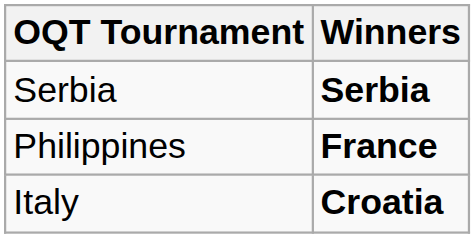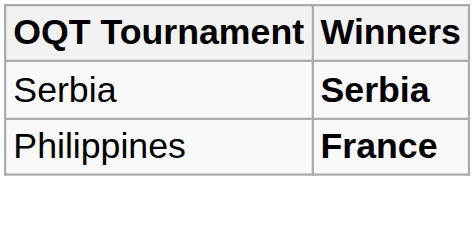- row: (46, 202)
